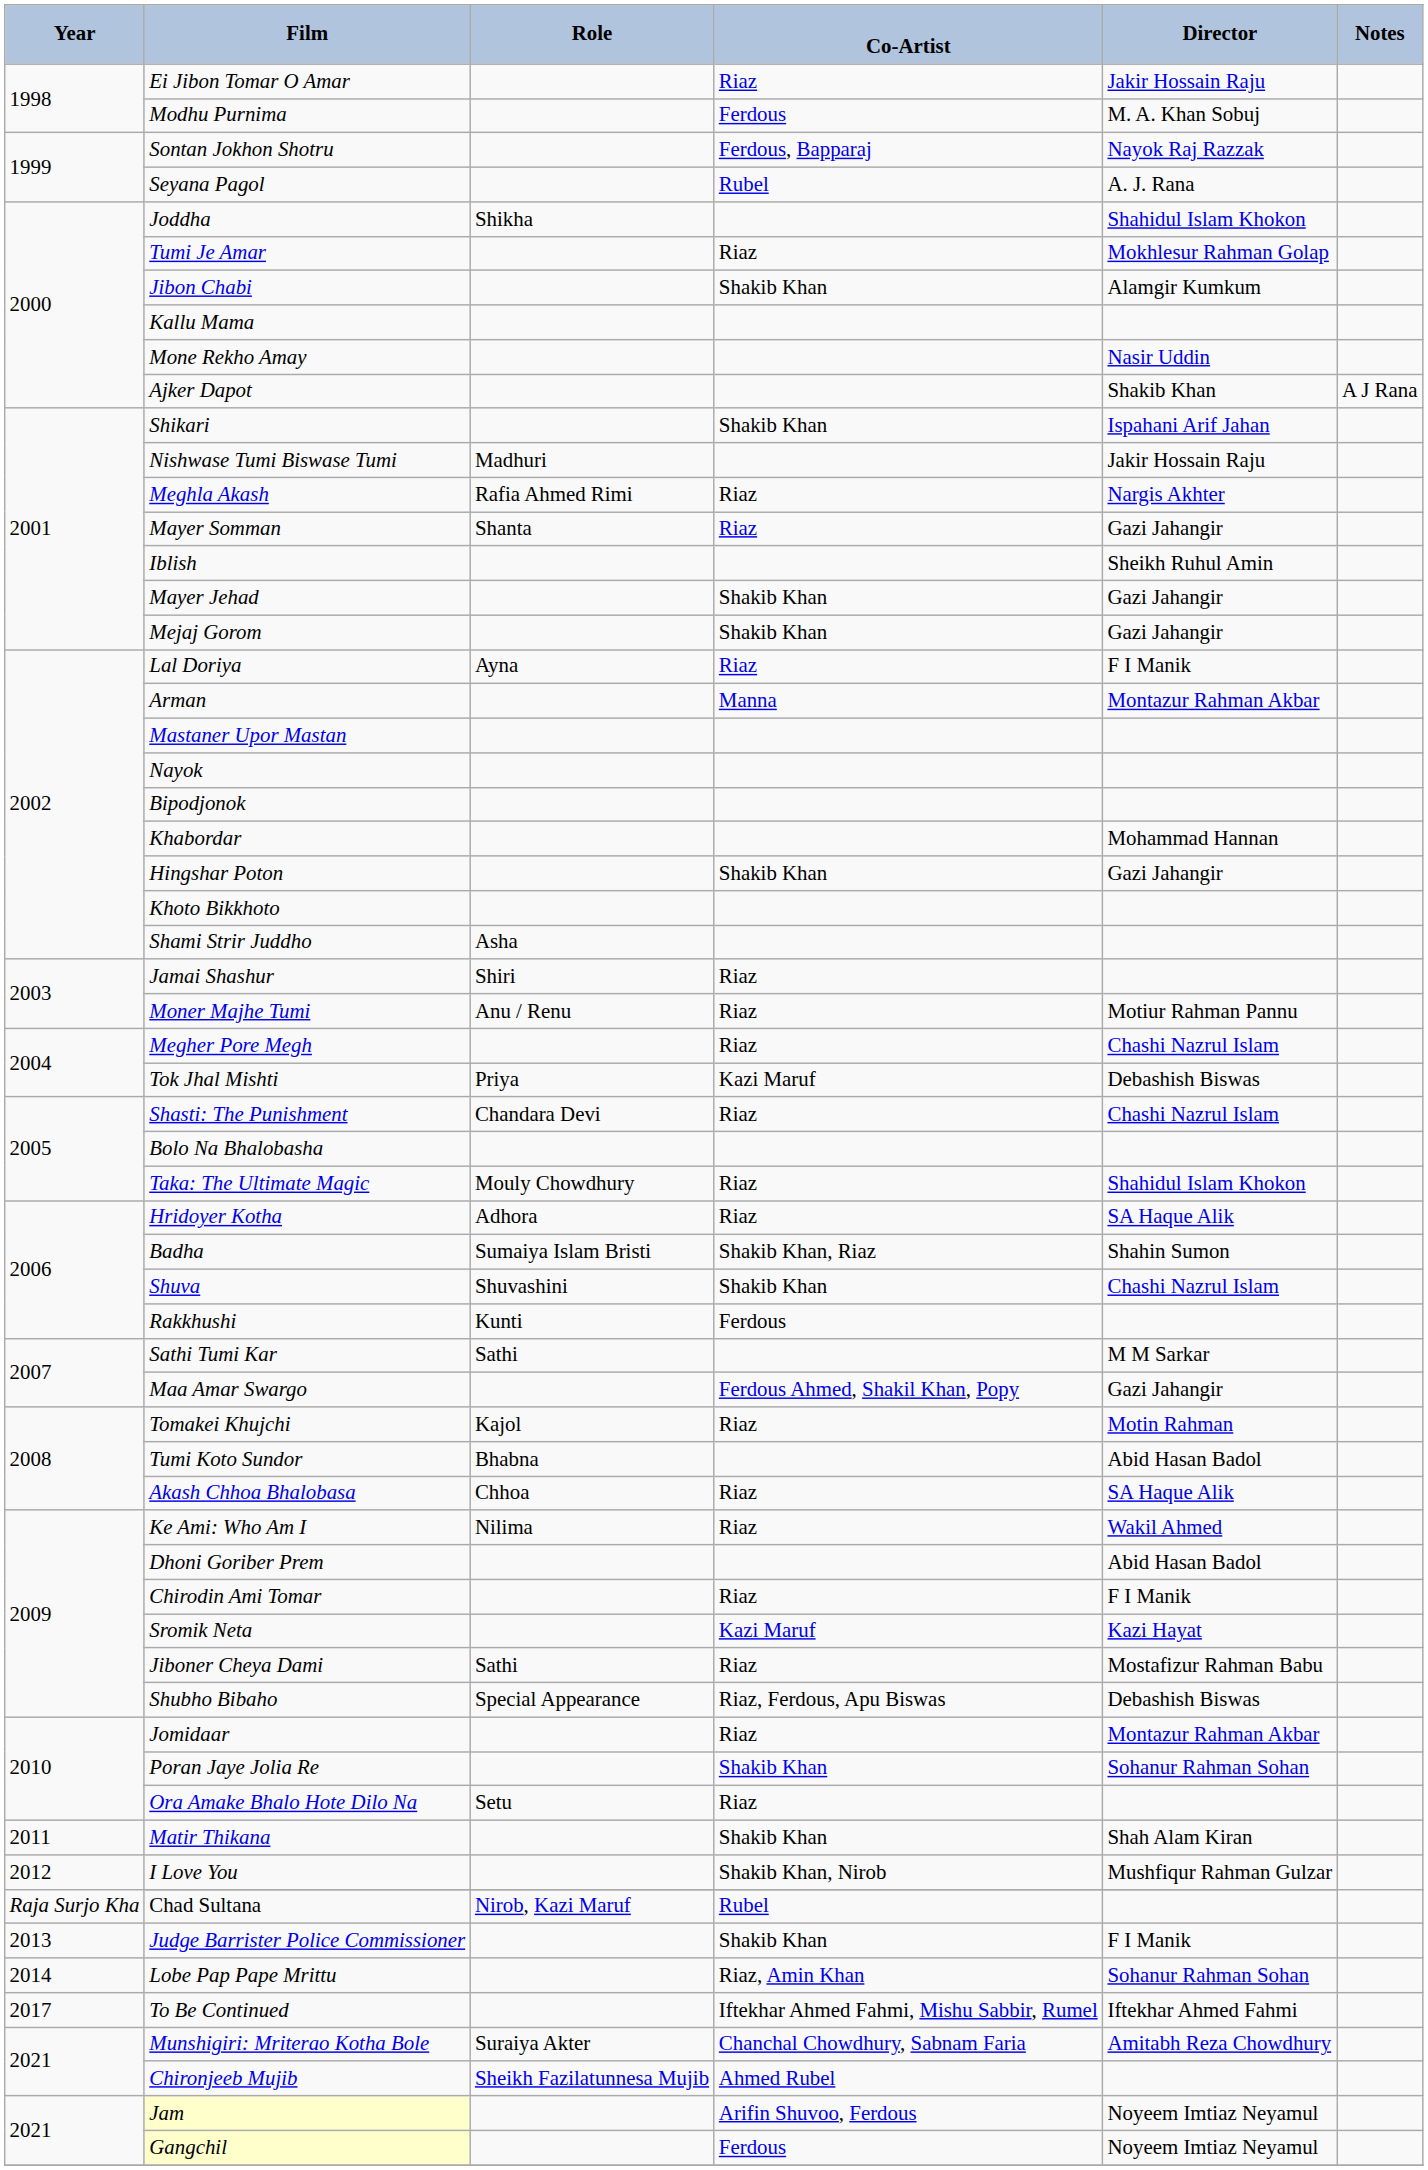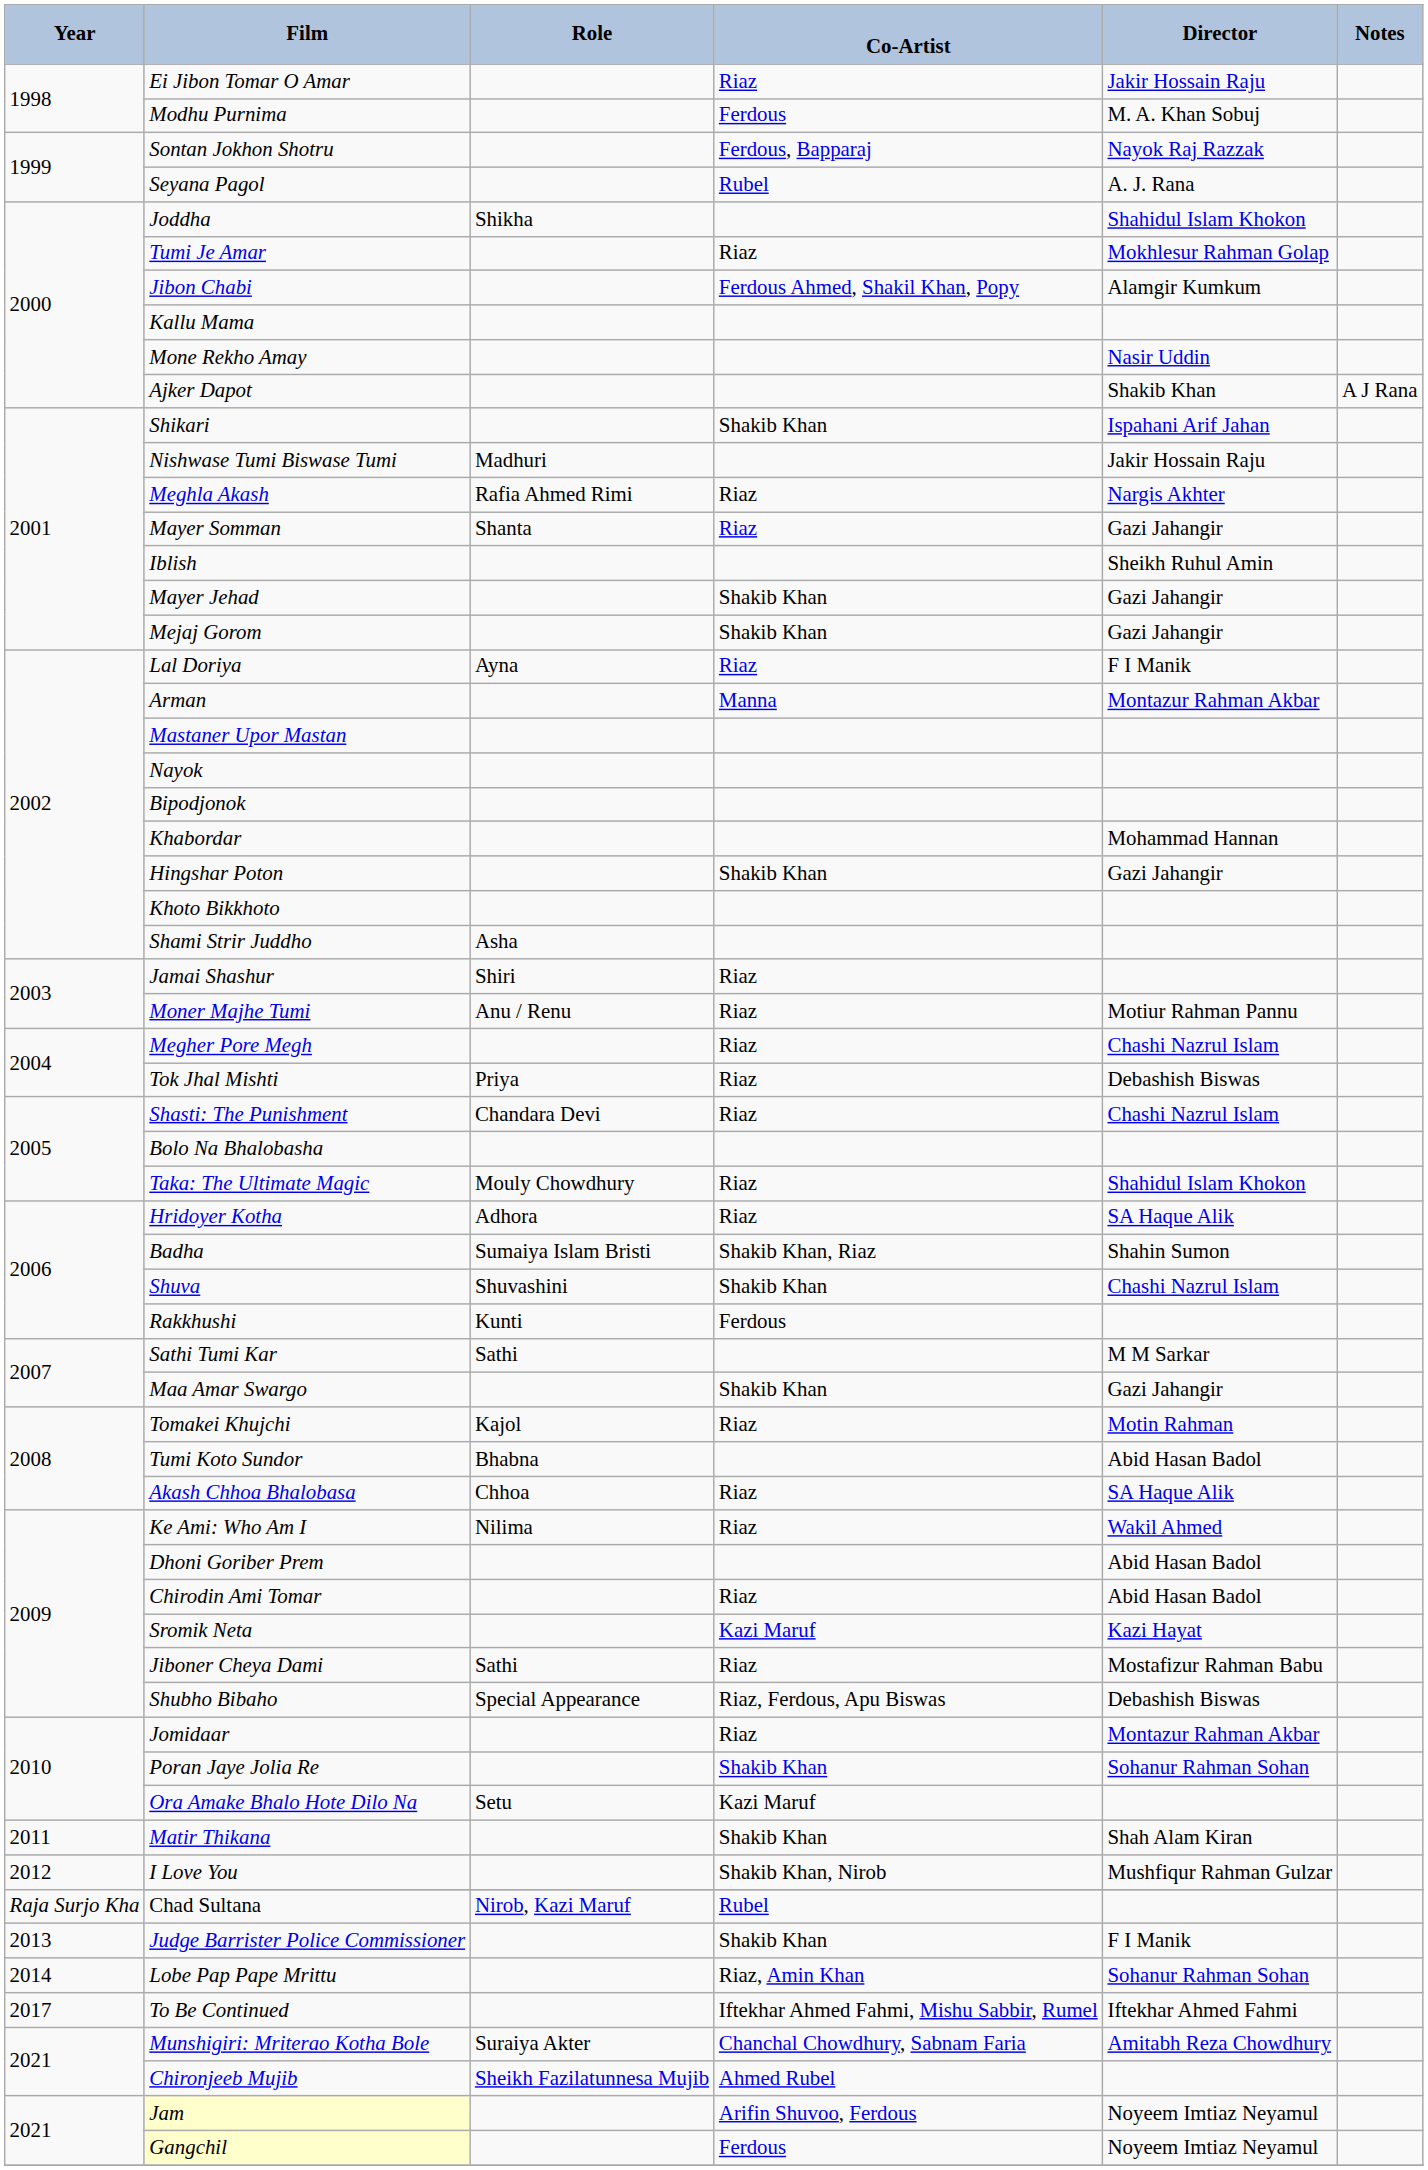(773, 287) Shakib Khan -> (869, 287) Ferdous Ahmed, Shakil Khan, Popy
(767, 1079) Kazi Maruf -> (738, 1079) Riaz
(869, 1389) Ferdous Ahmed, Shakil Khan, Popy -> (773, 1389) Shakib Khan
(1149, 1596) F I Manik -> (1185, 1596) Abid Hasan Badol
(738, 1803) Riaz -> (767, 1803) Kazi Maruf
